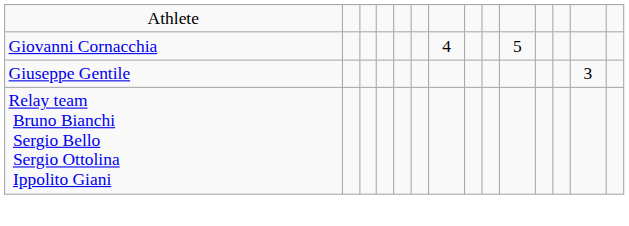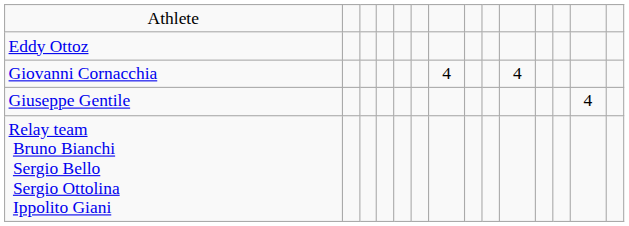+ row: (49, 45)
(517, 45) 5 -> (517, 73) 4
(588, 73) 3 -> (588, 101) 4
